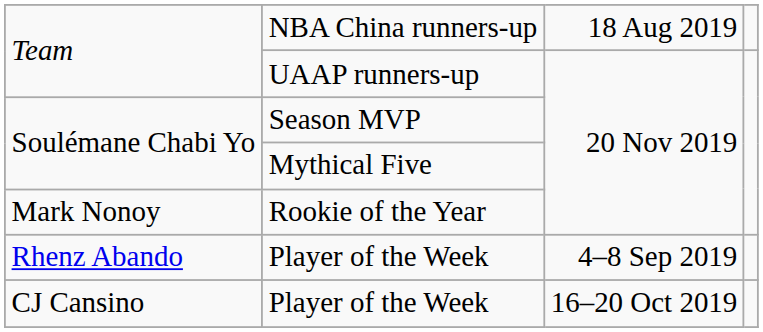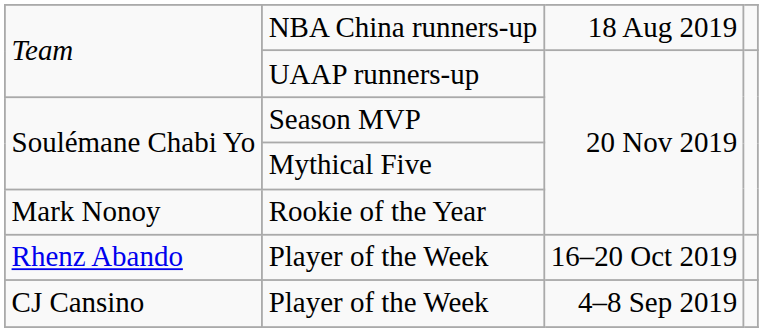(658, 257) 4–8 Sep 2019 -> (644, 257) 16–20 Oct 2019
(644, 303) 16–20 Oct 2019 -> (658, 303) 4–8 Sep 2019
